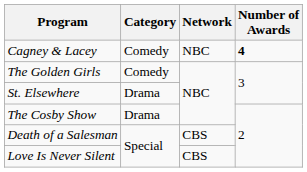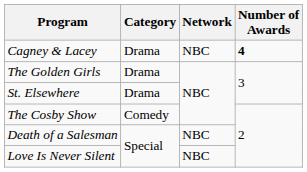(146, 51) Comedy -> (142, 51) Drama
(146, 72) Comedy -> (142, 72) Drama
(142, 114) Drama -> (146, 114) Comedy
(195, 135) CBS -> (196, 135) NBC
(195, 156) CBS -> (196, 156) NBC
